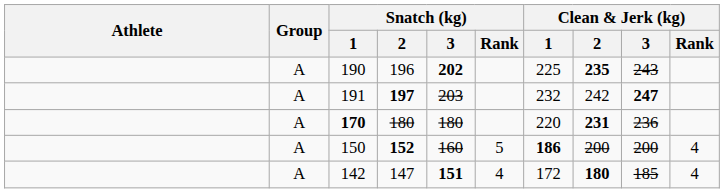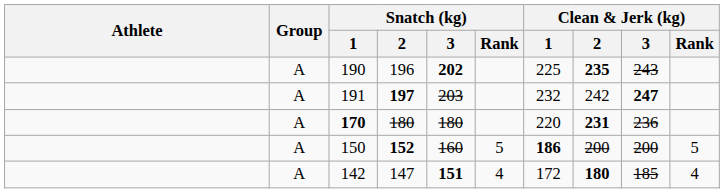(695, 148) 4 -> (695, 148) 5
